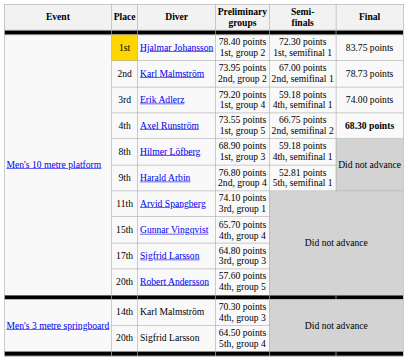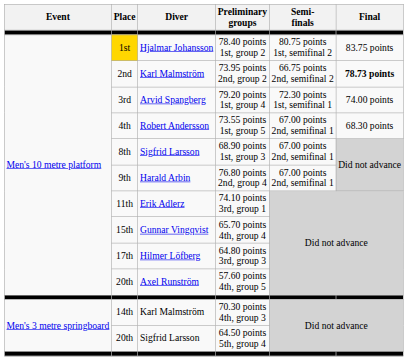(303, 47) 72.30 points 1st, semifinal 1 -> (303, 47) 80.75 points 1st, semifinal 2
(303, 73) 67.00 points 2nd, semifinal 1 -> (303, 73) 66.75 points 2nd, semifinal 2
(370, 73) normal -> (370, 73) bold
(162, 100) Erik Adlerz -> (173, 100) Arvid Spangberg
(303, 100) 59.18 points 4th, semifinal 1 -> (303, 100) 72.30 points 1st, semifinal 1
(169, 126) Axel Runström -> (175, 126) Robert Andersson
(303, 126) 66.75 points 2nd, semifinal 2 -> (303, 126) 67.00 points 2nd, semifinal 1
(370, 126) bold -> (370, 126) normal
(170, 152) Hilmer Löfberg -> (170, 152) Sigfrid Larsson
(303, 152) 59.18 points 4th, semifinal 1 -> (303, 152) 67.00 points 2nd, semifinal 1
(303, 178) 52.81 points 5th, semifinal 1 -> (303, 178) 67.00 points 2nd, semifinal 1
(173, 204) Arvid Spangberg -> (162, 204) Erik Adlerz
(170, 256) Sigfrid Larsson -> (170, 256) Hilmer Löfberg
(175, 282) Robert Andersson -> (169, 282) Axel Runström
